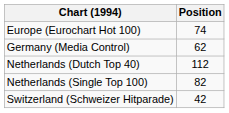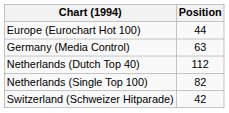(200, 30) 74 -> (200, 30) 44
(200, 47) 62 -> (200, 47) 63
